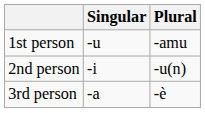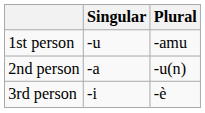(92, 68) -i -> (93, 68) -a
(93, 94) -a -> (92, 94) -i
